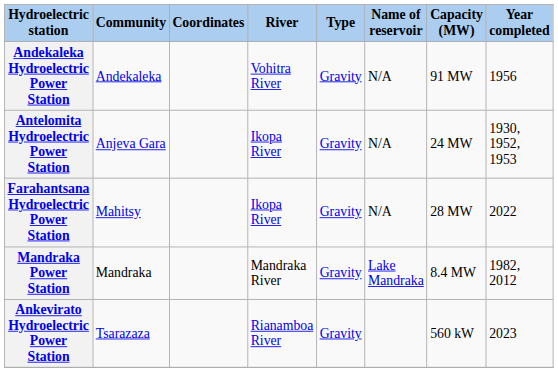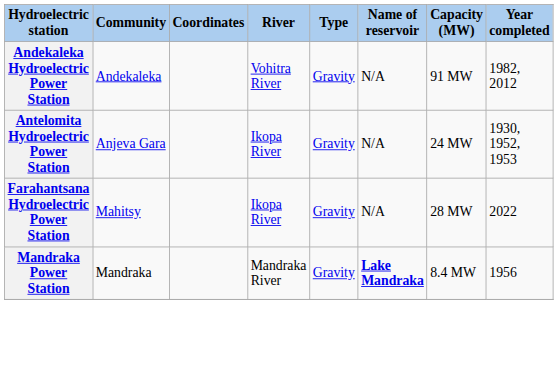(503, 75) 1956 -> (505, 75) 1982, 2012
(396, 272) normal -> (392, 272) bold
(505, 272) 1982, 2012 -> (503, 272) 1956
- row: (48, 333)
